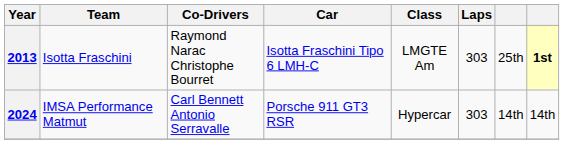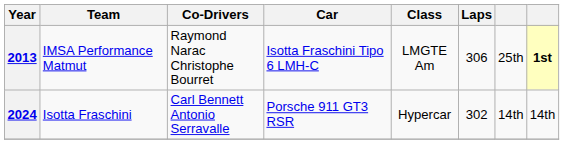(87, 58) Isotta Fraschini -> (98, 58) IMSA Performance Matmut
(477, 58) 303 -> (477, 58) 306
(98, 115) IMSA Performance Matmut -> (87, 115) Isotta Fraschini
(477, 115) 303 -> (477, 115) 302
